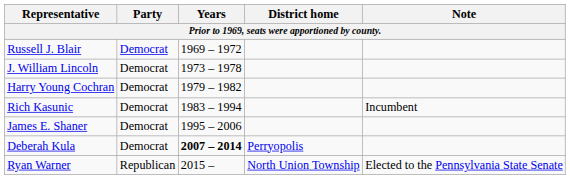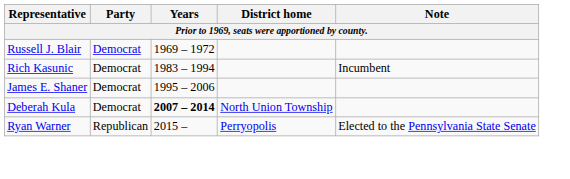- row: (53, 68)
- row: (61, 88)
(275, 145) Perryopolis -> (276, 107) North Union Township
(303, 165) North Union Township -> (248, 126) Perryopolis
